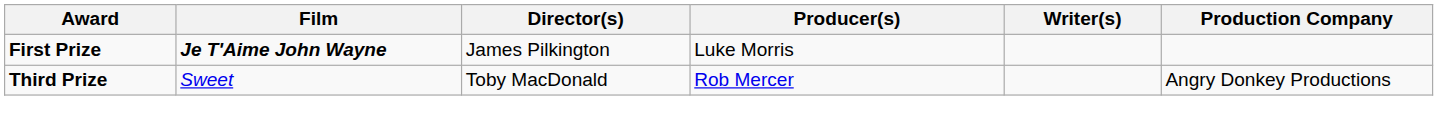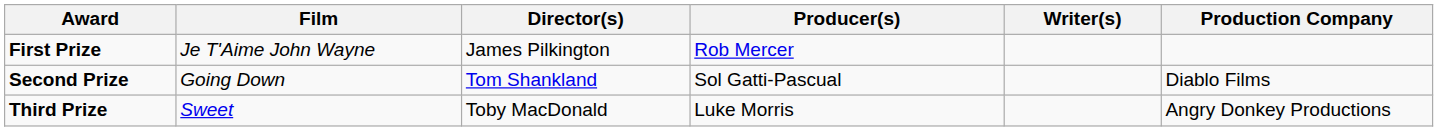(283, 49) bold -> (278, 49) normal
(744, 49) Luke Morris -> (744, 49) Rob Mercer
+ row: (69, 79)
(744, 79) Rob Mercer -> (744, 110) Luke Morris
